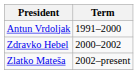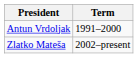- row: (38, 45)
